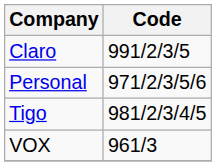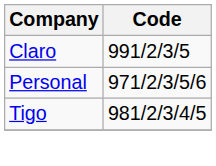- row: (30, 144)
